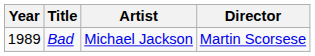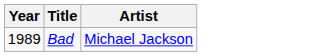- column: (253, 16)
